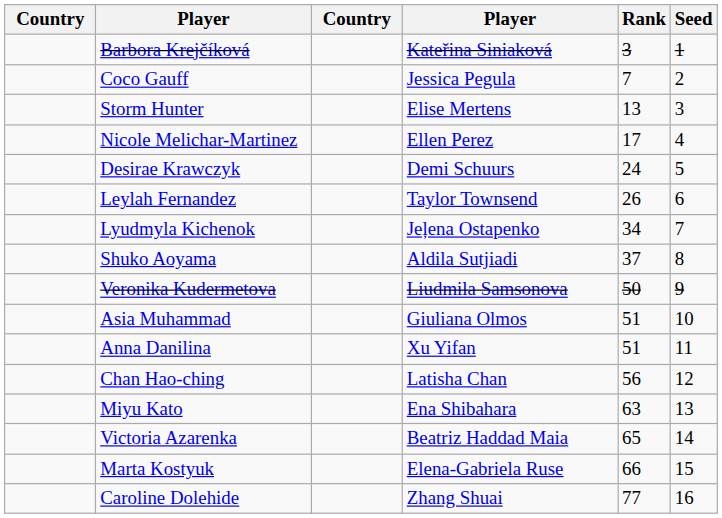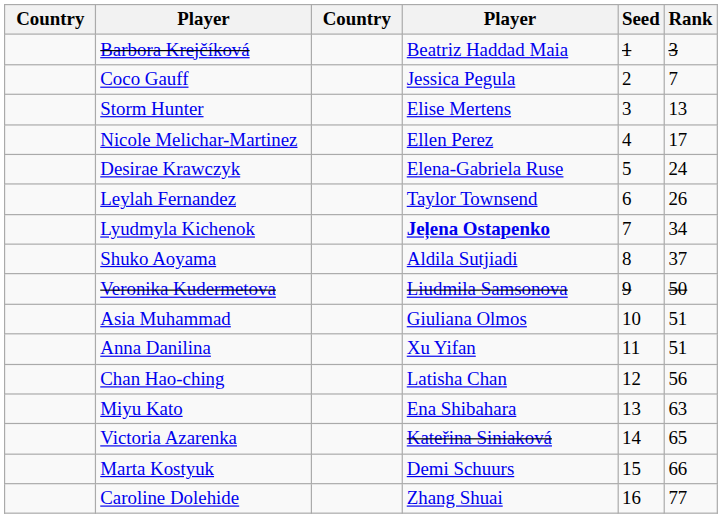columns swapped: (644, 19) <-> (694, 19)
(479, 49) Kateřina Siniaková -> (487, 49) Beatriz Haddad Maia
(461, 169) Demi Schuurs -> (485, 169) Elena-Gabriela Ruse
(473, 229) normal -> (478, 229) bold
(487, 438) Beatriz Haddad Maia -> (479, 438) Kateřina Siniaková
(485, 468) Elena-Gabriela Ruse -> (461, 468) Demi Schuurs
